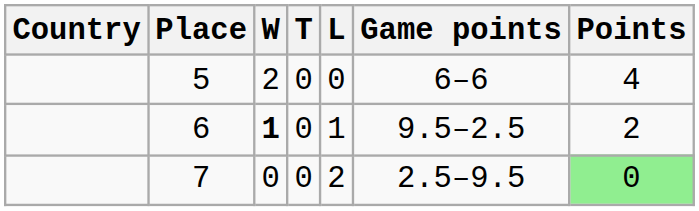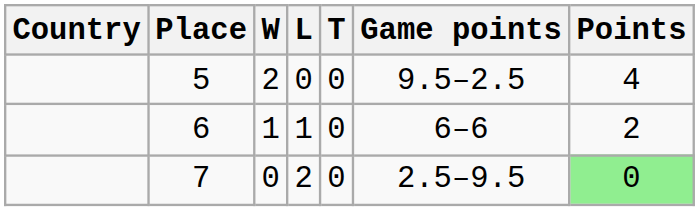columns swapped: (304, 30) <-> (337, 30)
(461, 80) 6–6 -> (461, 80) 9.5–2.5
(271, 130) bold -> (271, 130) normal
(461, 130) 9.5–2.5 -> (461, 130) 6–6
